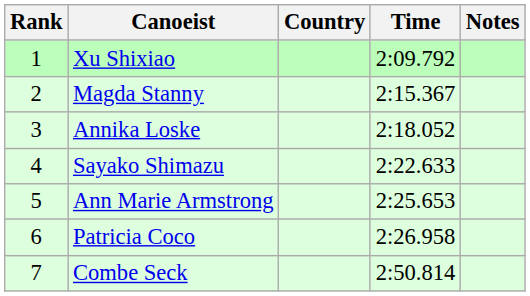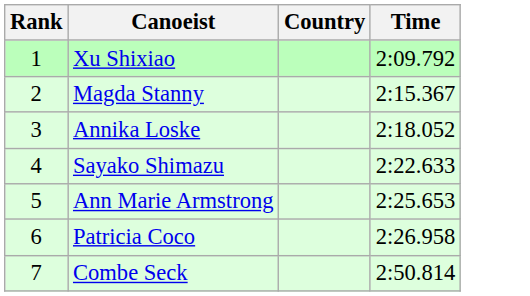- column: (493, 22)
